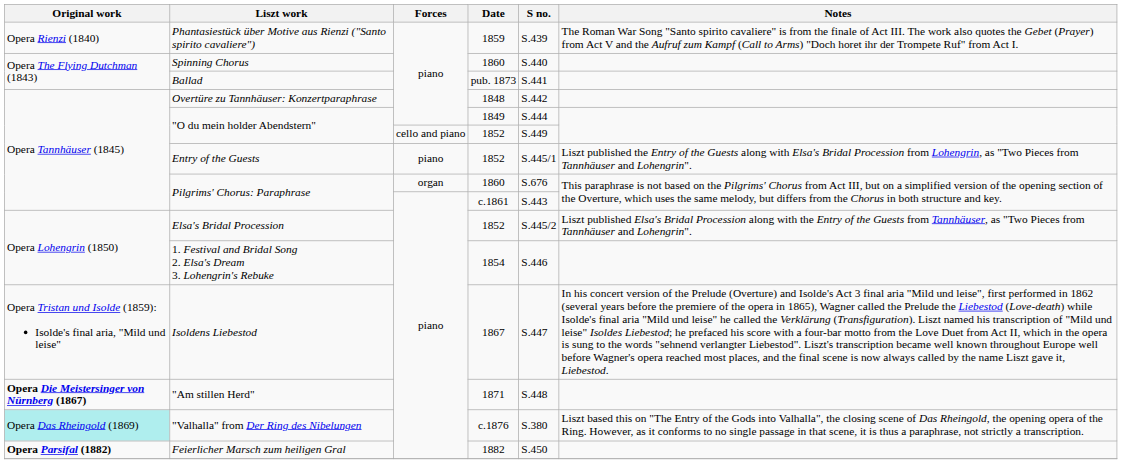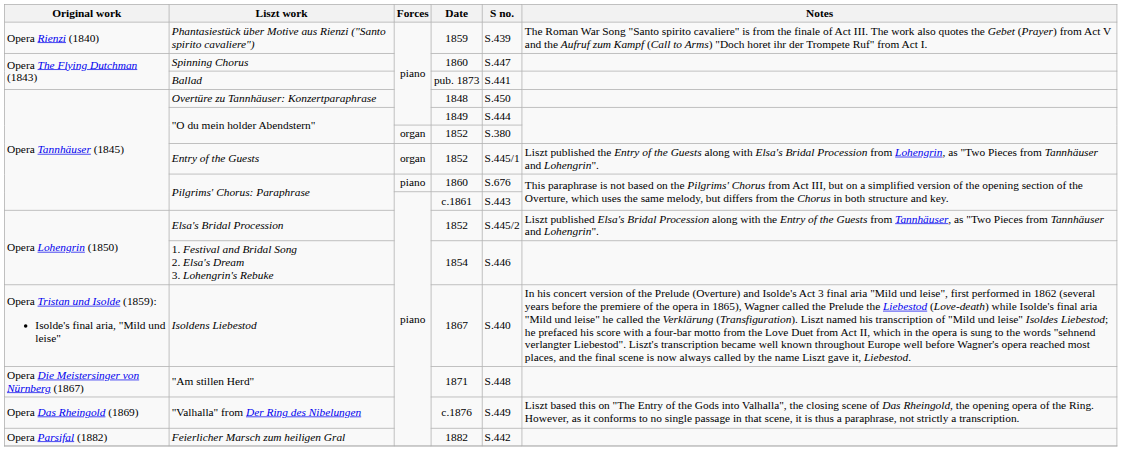(534, 62) S.440 -> (498, 62) S.447
(534, 98) S.442 -> (498, 98) S.450
(431, 134) cello and piano -> (413, 134) organ
(534, 134) S.449 -> (498, 134) S.380
(431, 158) piano -> (413, 158) organ
(431, 183) organ -> (413, 183) piano
(534, 331) S.447 -> (498, 325) S.440
(76, 394) bold -> (73, 381) normal
(73, 425) paleturquoise background -> (73, 412) no background
(534, 425) S.380 -> (498, 412) S.449
(59, 449) bold -> (57, 437) normal
(534, 449) S.450 -> (498, 437) S.442
